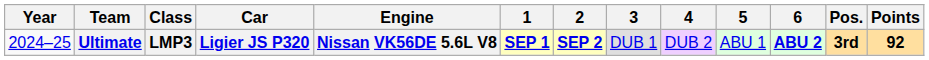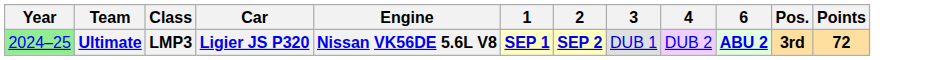- column: (743, 17)
(40, 42) no background -> (40, 42) lightgreen background
(895, 42) 92 -> (841, 42) 72
